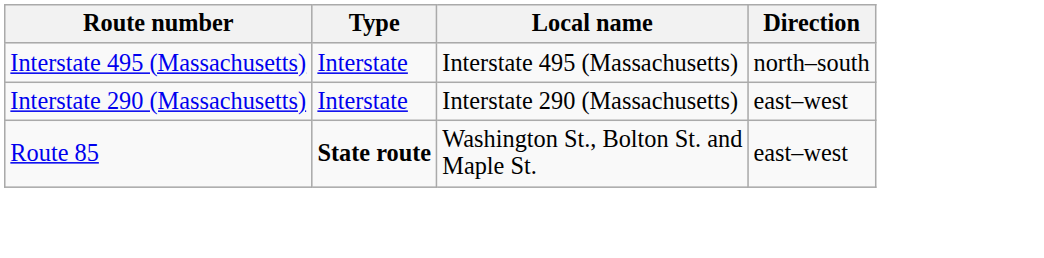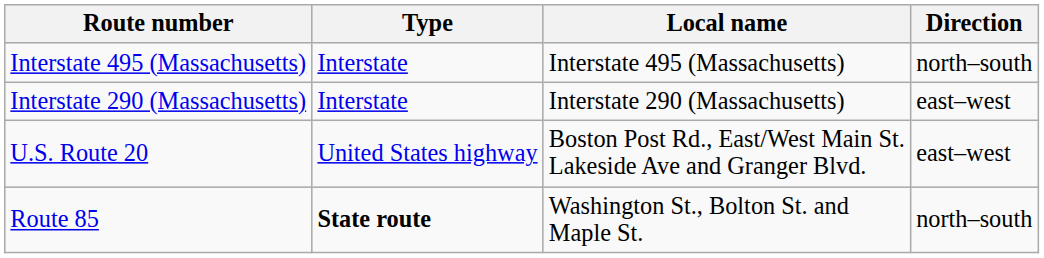+ row: (79, 153)
(801, 153) east–west -> (974, 219) north–south
